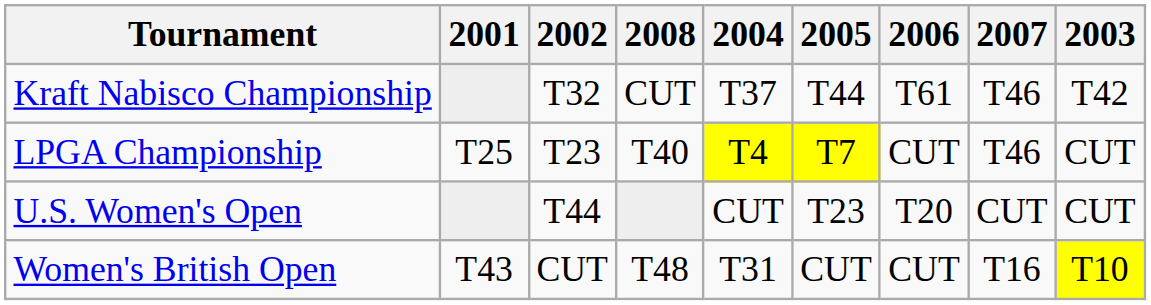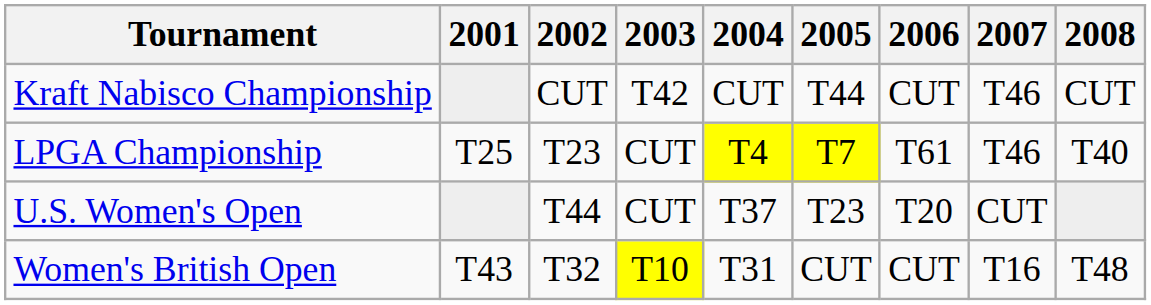columns swapped: (1100, 34) <-> (660, 34)
(572, 93) T32 -> (572, 93) CUT
(748, 93) T37 -> (748, 93) CUT
(924, 93) T61 -> (924, 93) CUT
(924, 151) CUT -> (924, 151) T61
(748, 210) CUT -> (748, 210) T37
(572, 269) CUT -> (572, 269) T32
